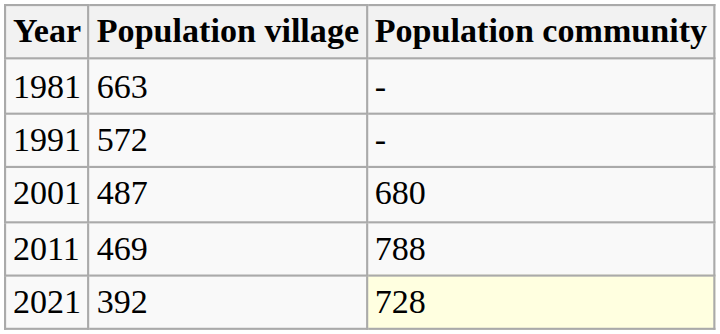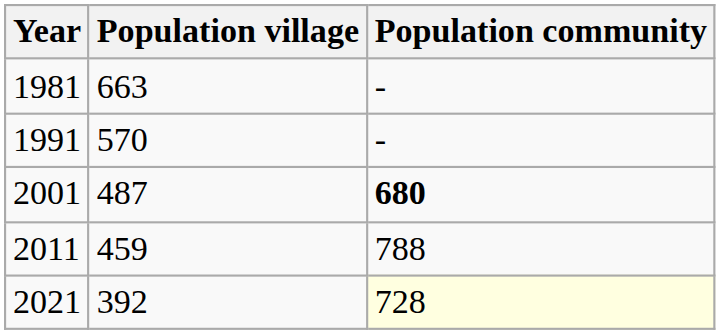(122, 139) 572 -> (122, 139) 570
(400, 193) normal -> (400, 193) bold
(122, 247) 469 -> (122, 247) 459
